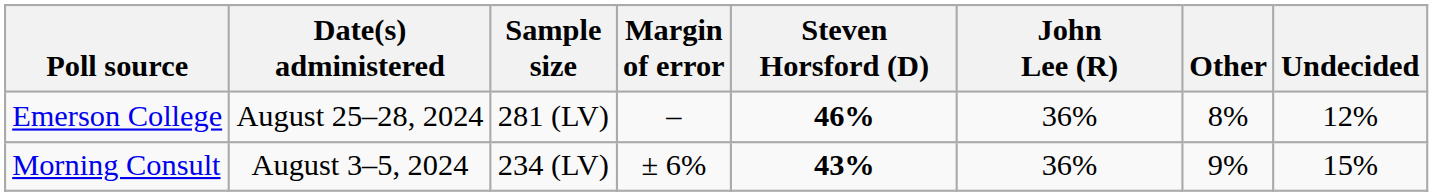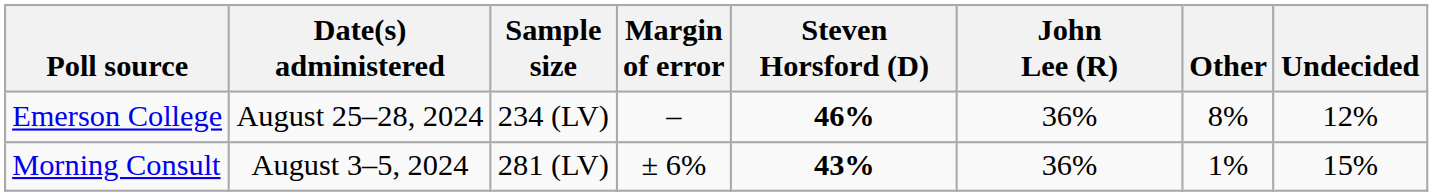(553, 115) 281 (LV) -> (553, 115) 234 (LV)
(553, 166) 234 (LV) -> (553, 166) 281 (LV)
(1228, 166) 9% -> (1228, 166) 1%
